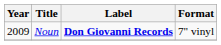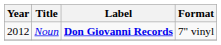(18, 31) 2009 -> (18, 31) 2012
